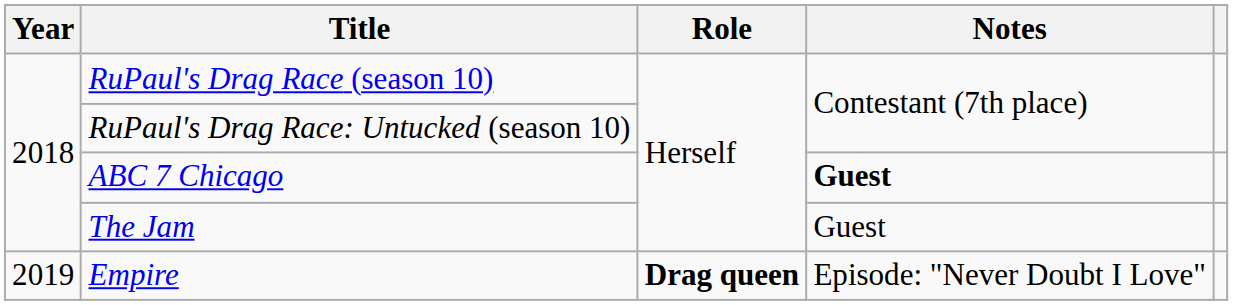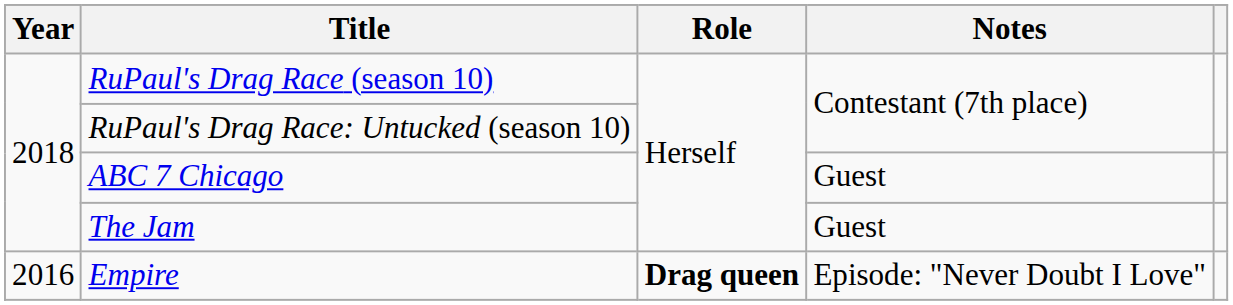(852, 176) bold -> (850, 176) normal
(43, 275) 2019 -> (43, 275) 2016
